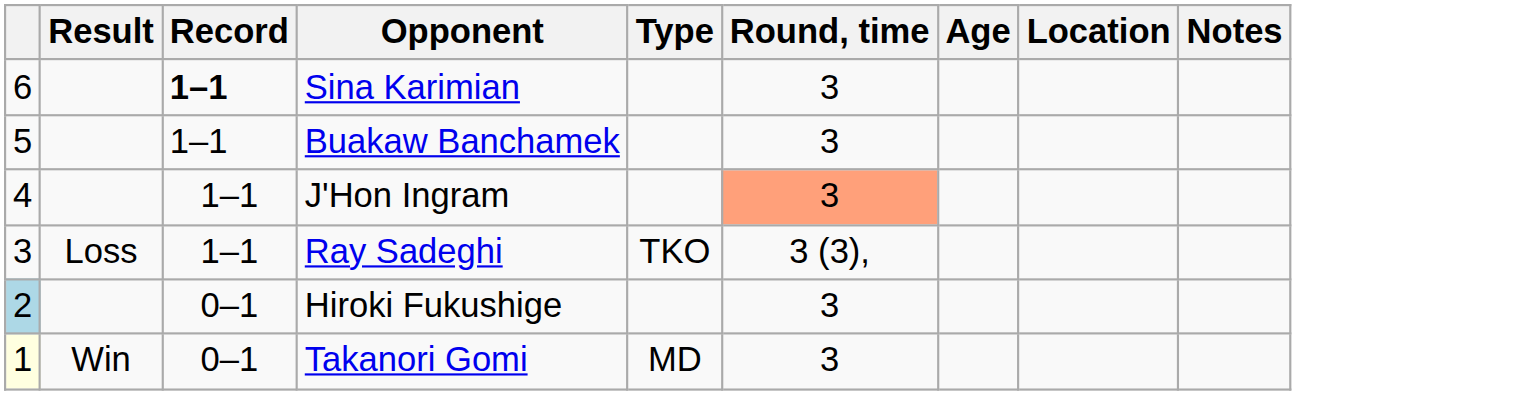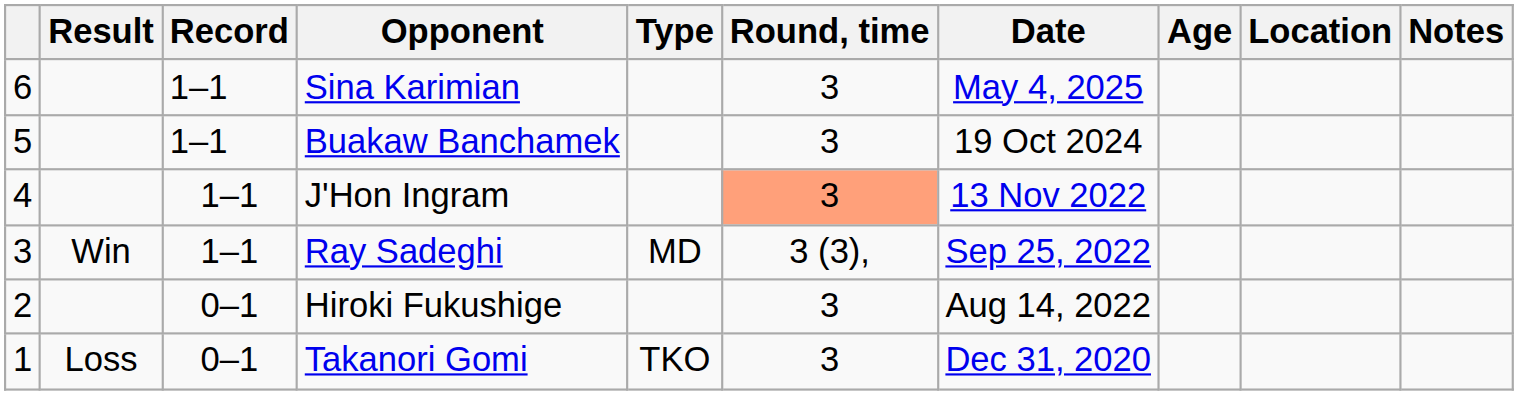+ column: (1048, 31)
(199, 86) bold -> (199, 86) normal
(101, 251) Loss -> (101, 251) Win
(675, 251) TKO -> (675, 251) MD
(23, 305) lightblue background -> (23, 305) no background
(23, 360) lightyellow background -> (23, 360) no background
(101, 360) Win -> (101, 360) Loss
(675, 360) MD -> (675, 360) TKO
